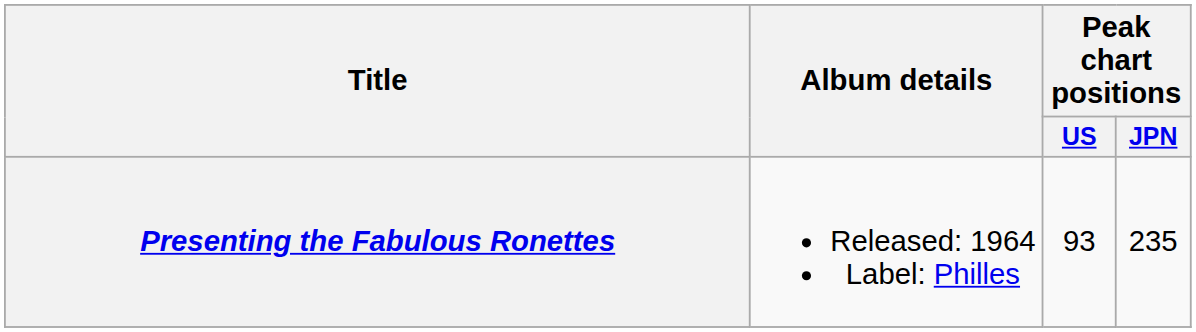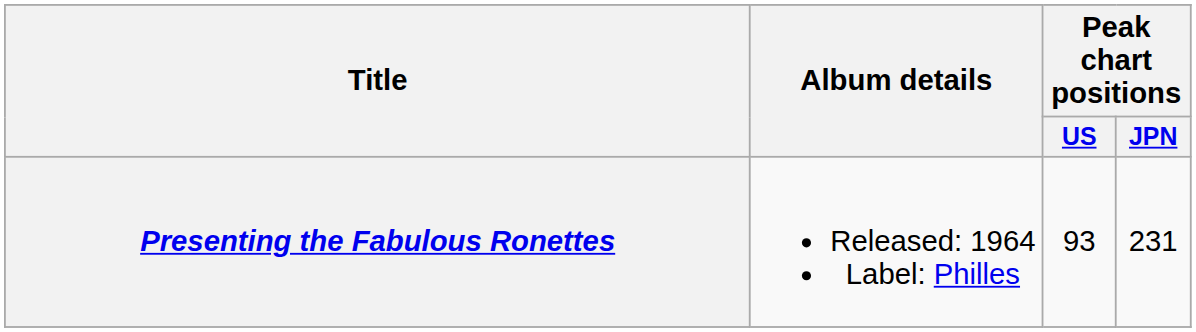(1153, 241) 235 -> (1153, 241) 231
